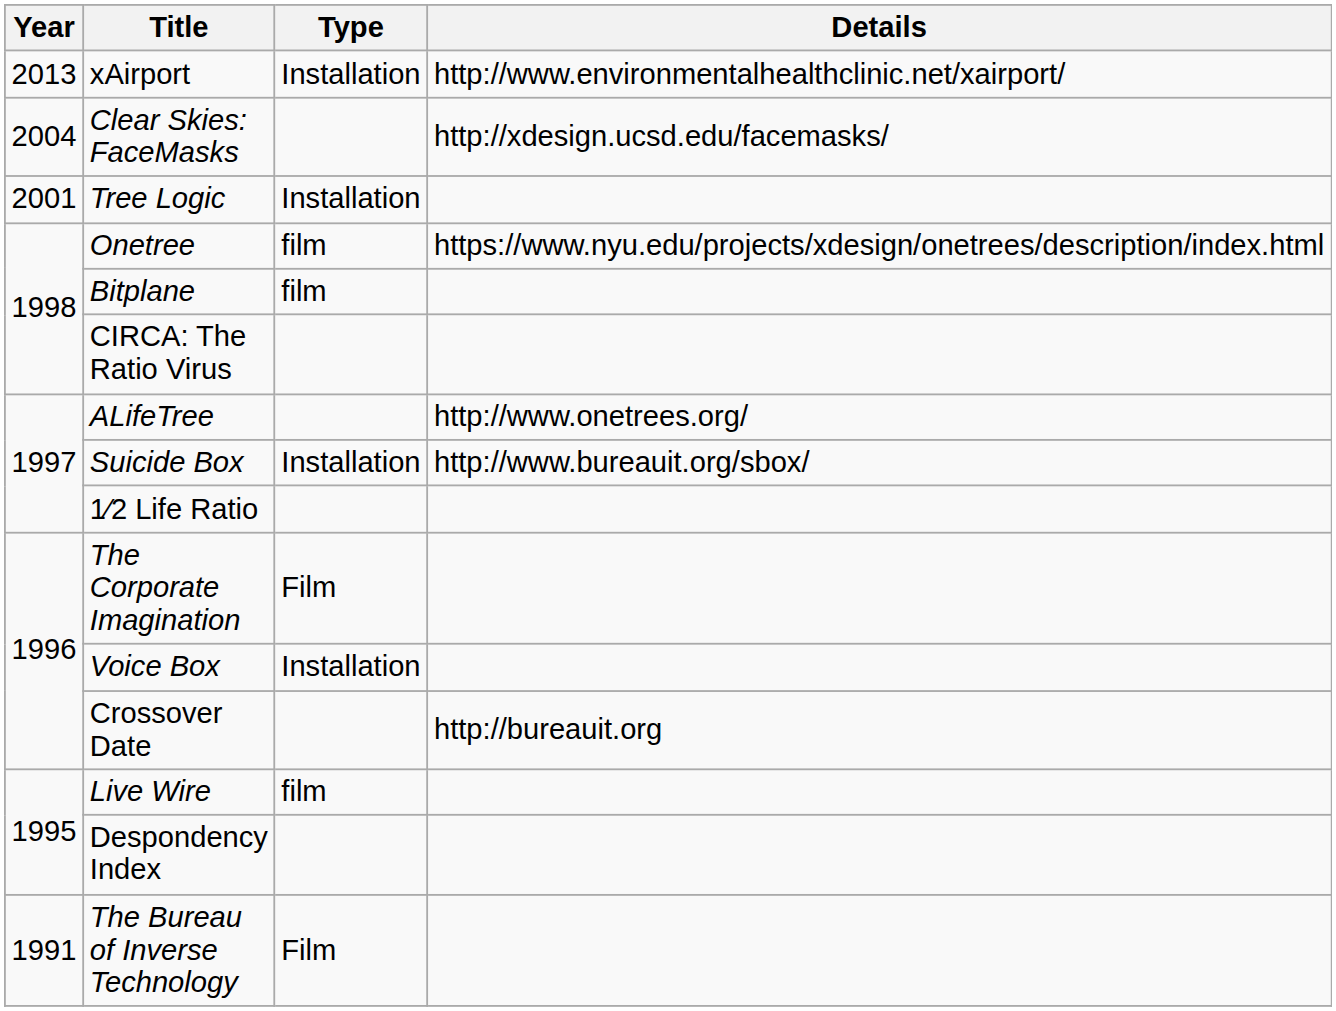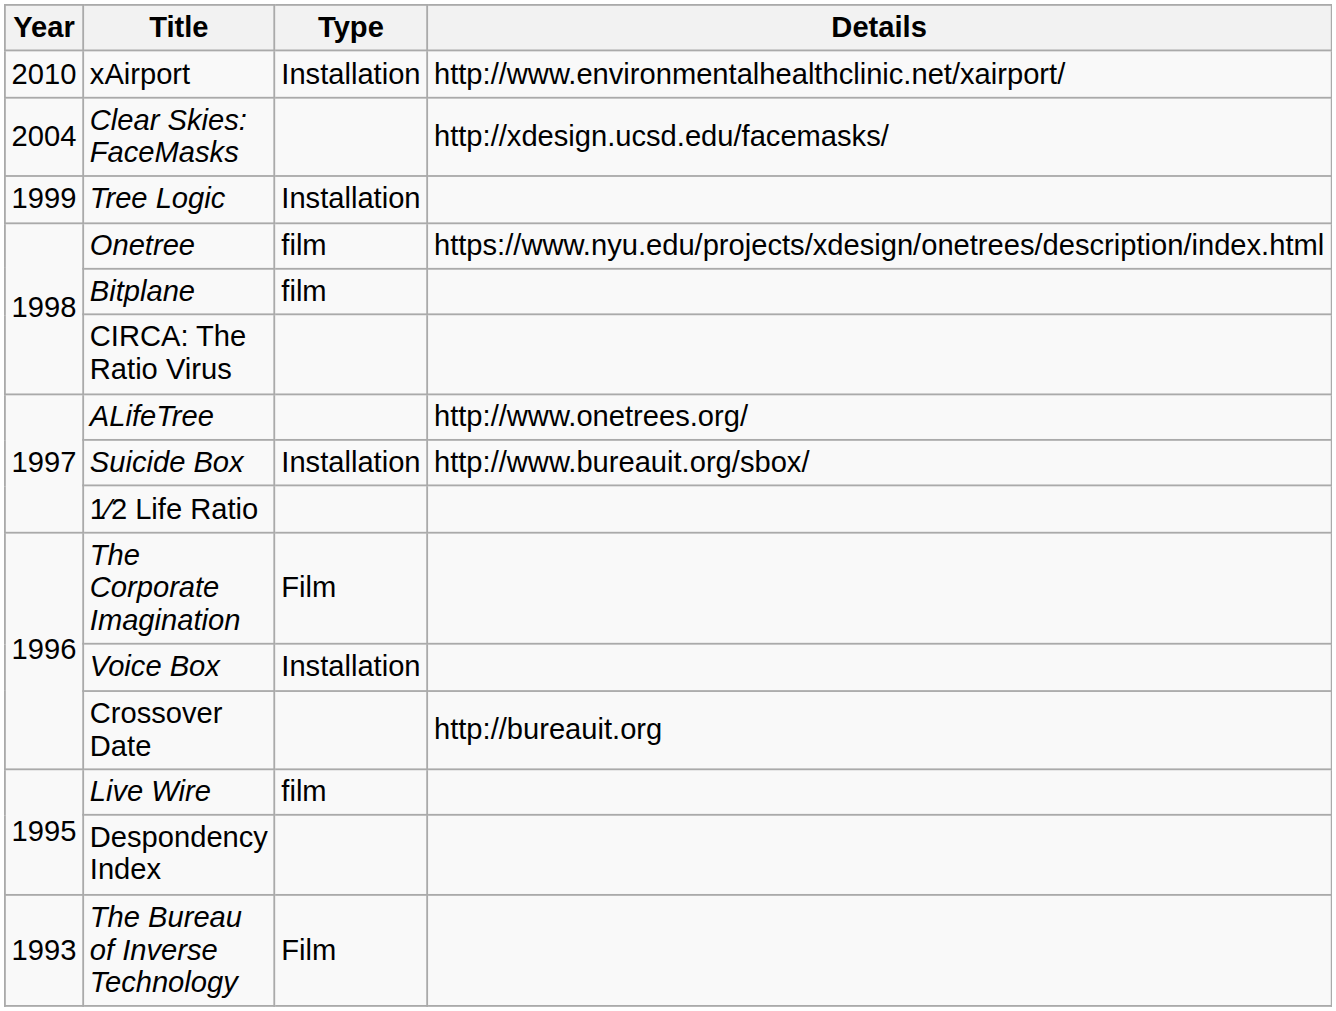(44, 73) 2013 -> (44, 73) 2010
(44, 198) 2001 -> (44, 198) 1999
(44, 949) 1991 -> (44, 949) 1993
